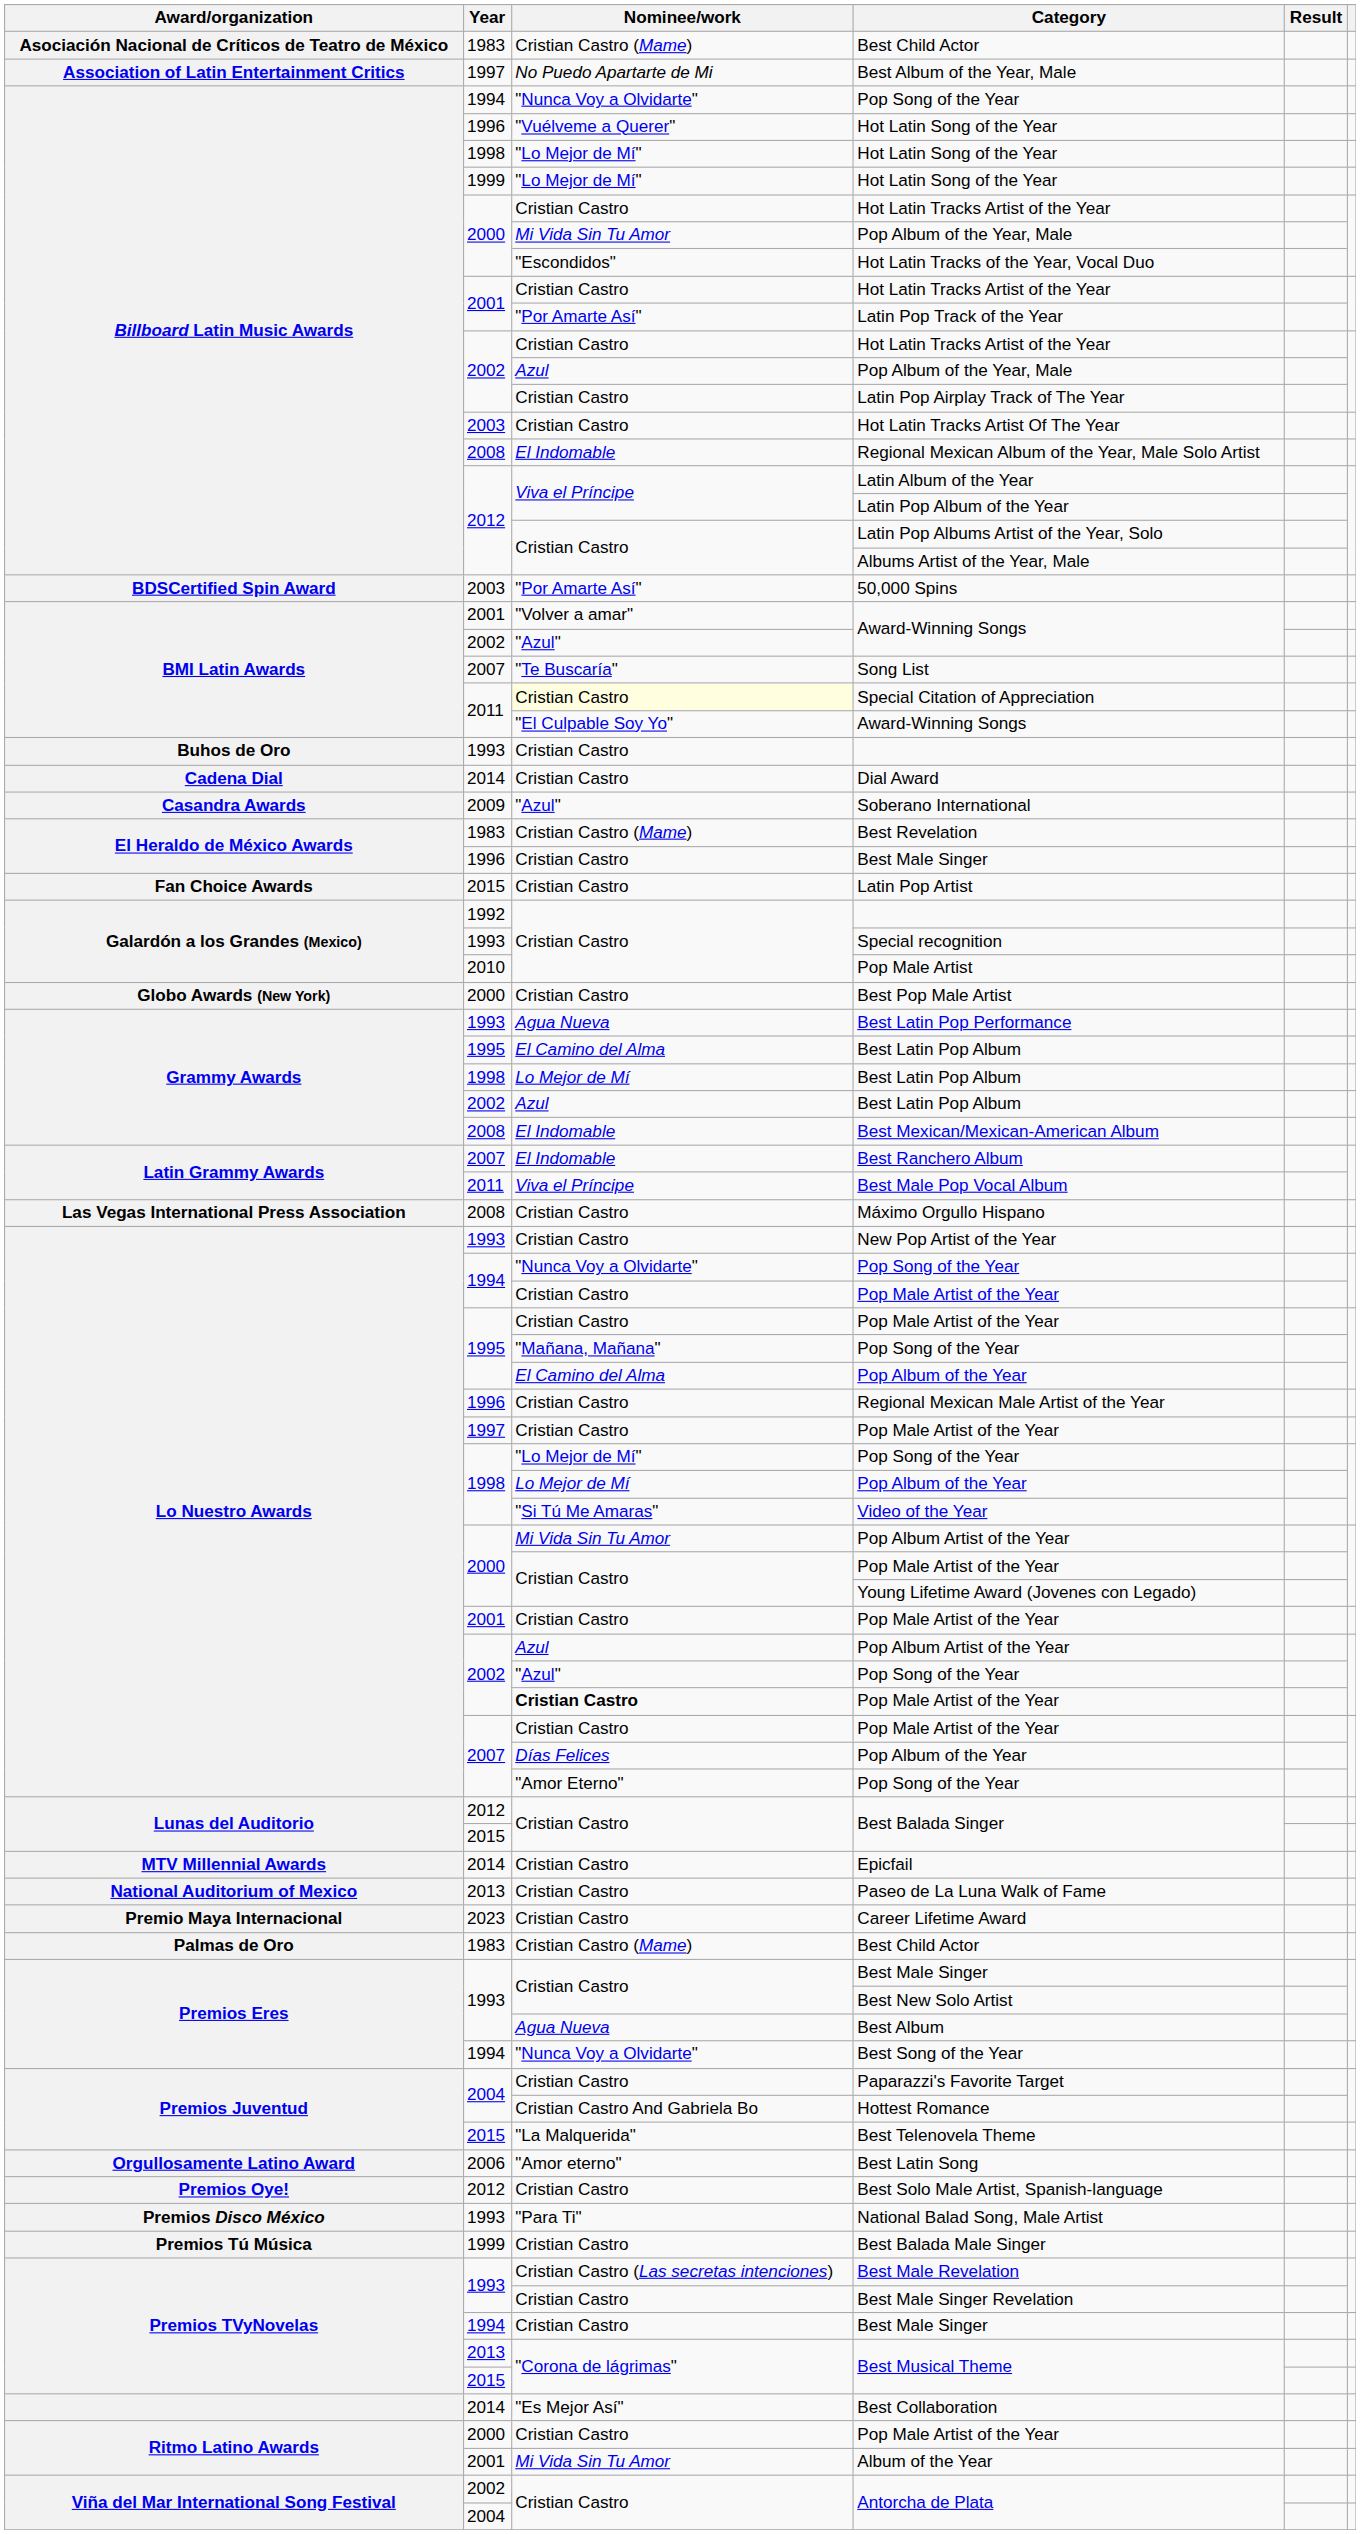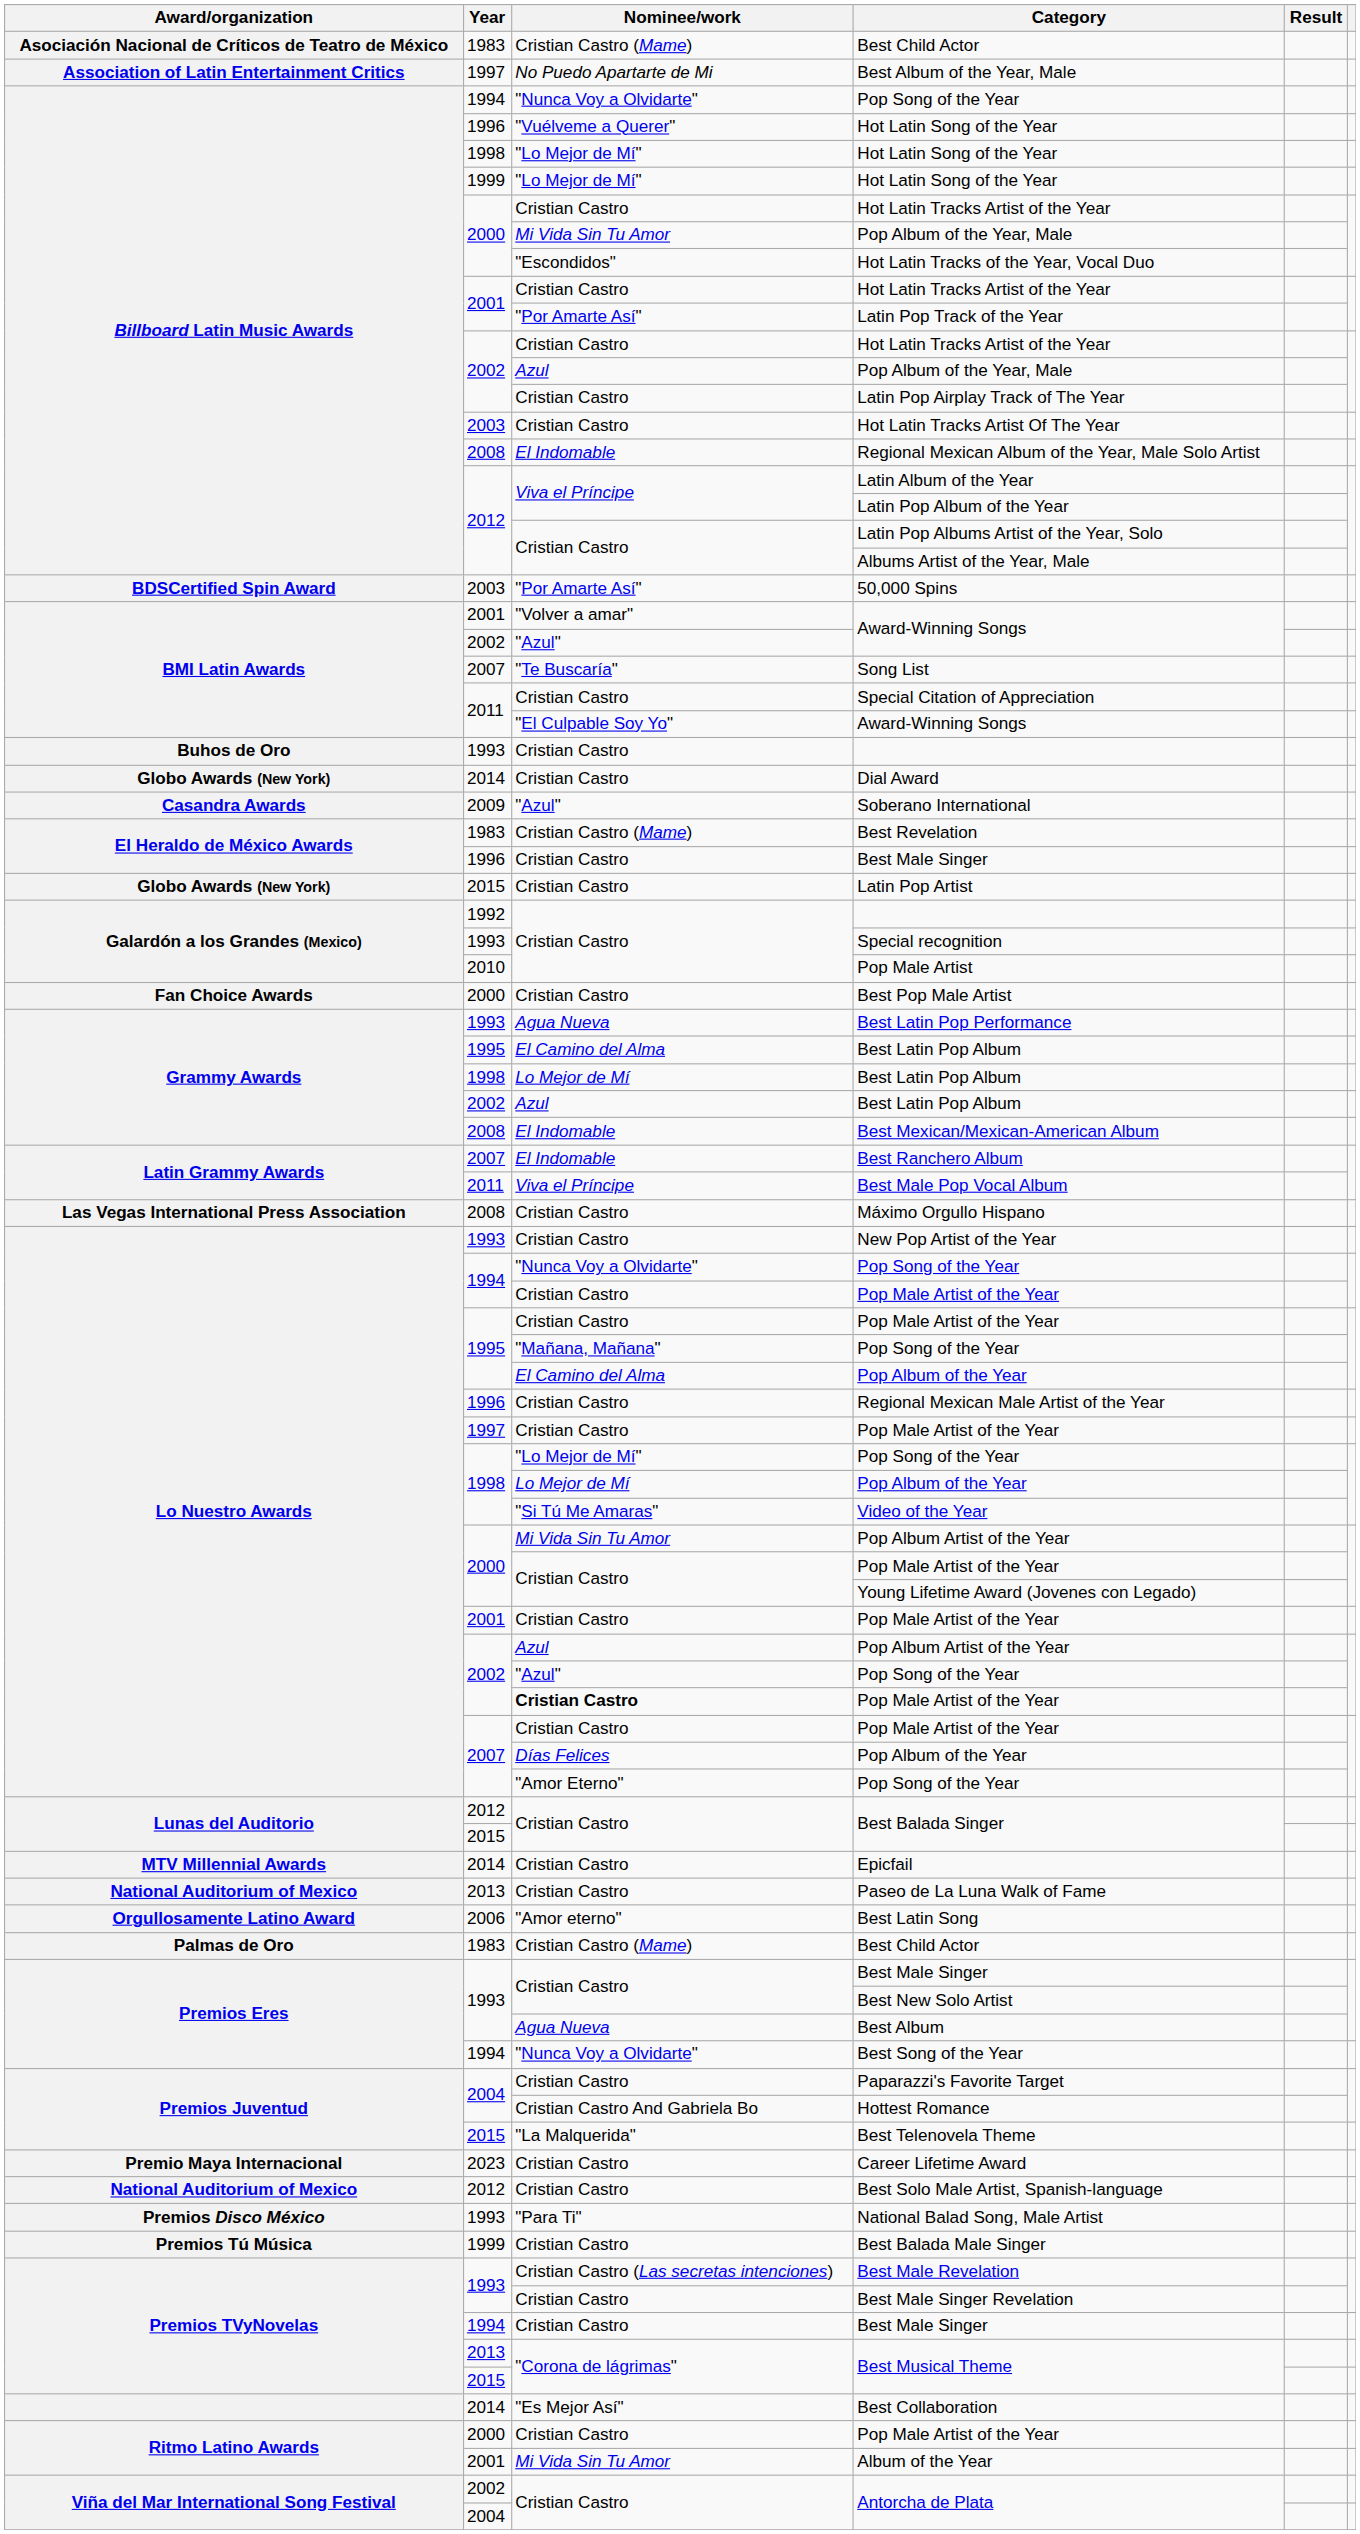(572, 696) lightyellow background -> (572, 696) no background
(234, 778) Cadena Dial -> (234, 778) Globo Awards (New York)
(234, 886) Fan Choice Awards -> (234, 886) Globo Awards (New York)
(234, 995) Globo Awards (New York) -> (234, 995) Fan Choice Awards
rows swapped: (486, 2163) <-> (486, 1918)
(234, 2190) Premios Oye! -> (234, 2190) National Auditorium of Mexico
